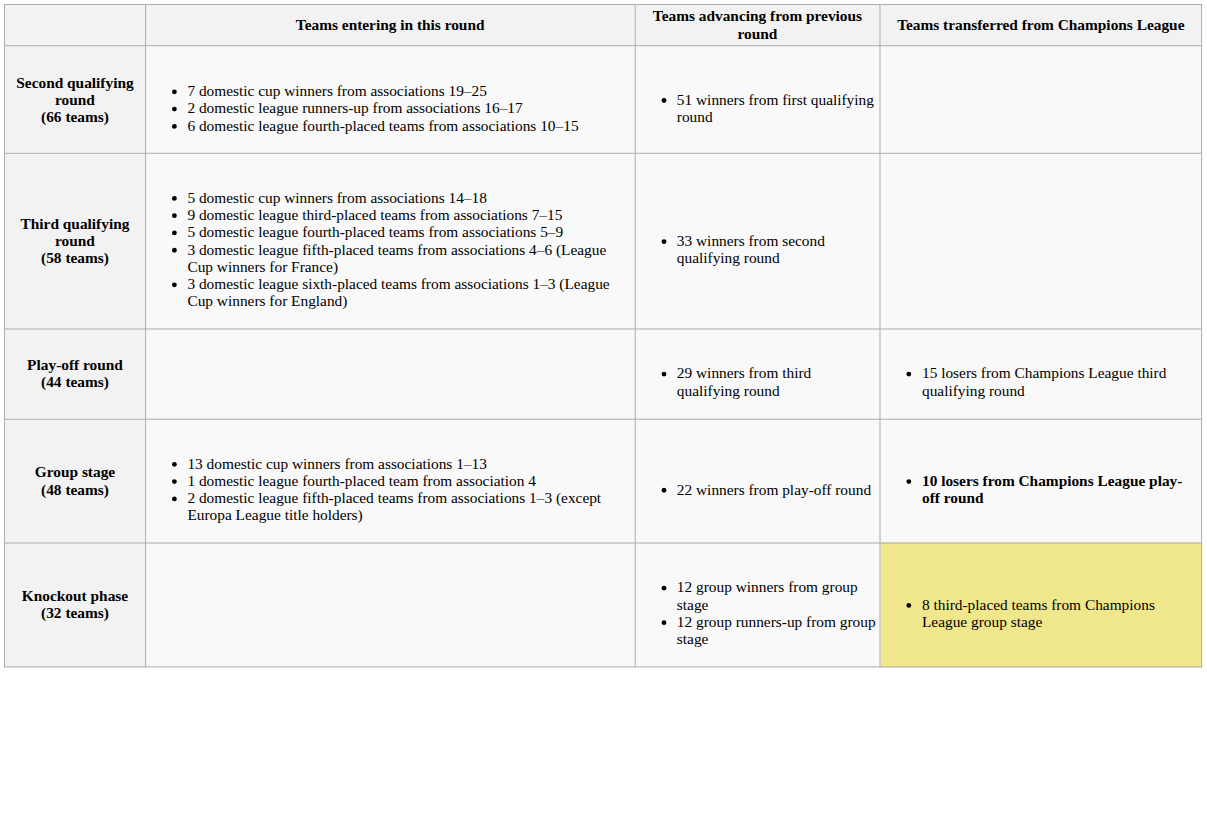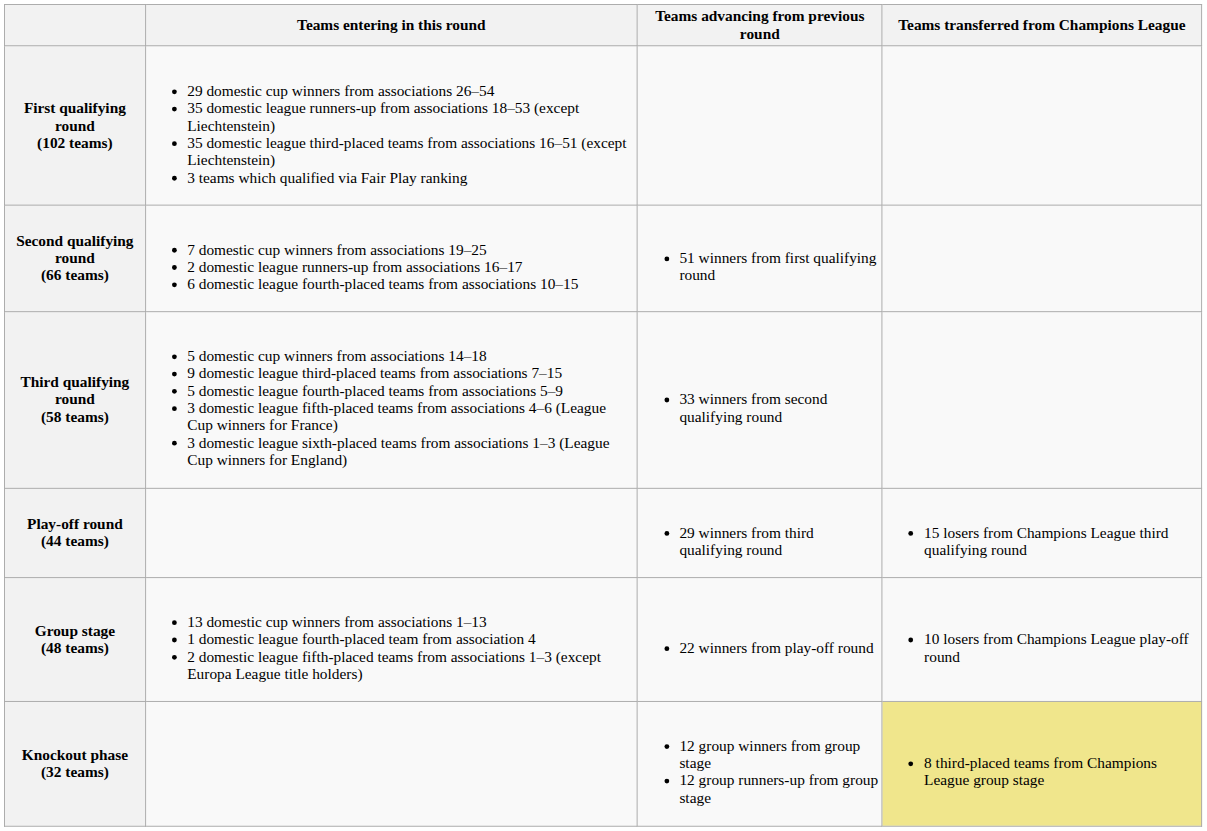+ row: (75, 125)
(1041, 489) bold -> (1042, 648) normal
